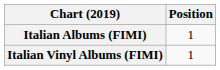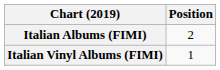(191, 34) 1 -> (191, 34) 2
